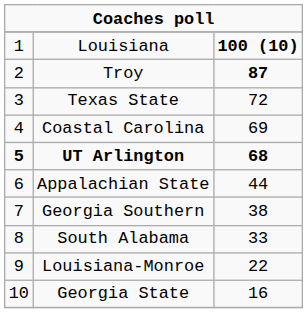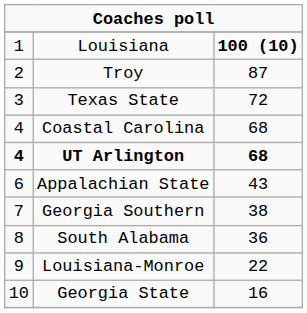(258, 74) bold -> (258, 74) normal
(258, 129) 69 -> (258, 129) 68
(19, 156) 5 -> (19, 156) 4
(258, 184) 44 -> (258, 184) 43
(258, 239) 33 -> (258, 239) 36
